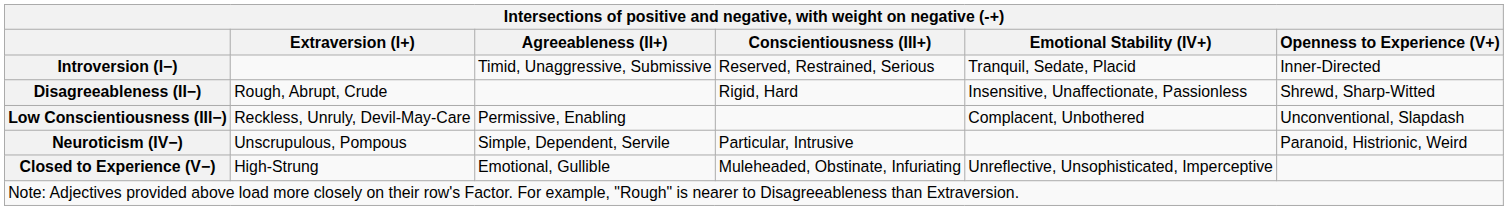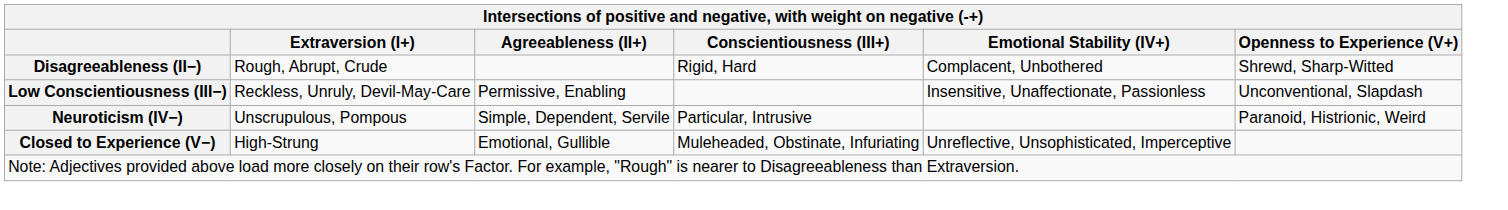- row: (118, 67)
(1108, 92) Insensitive, Unaffectionate, Passionless -> (1015, 67) Complacent, Unbothered
(1056, 117) Complacent, Unbothered -> (1066, 92) Insensitive, Unaffectionate, Passionless
